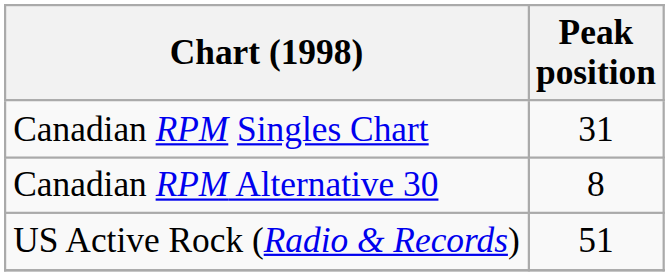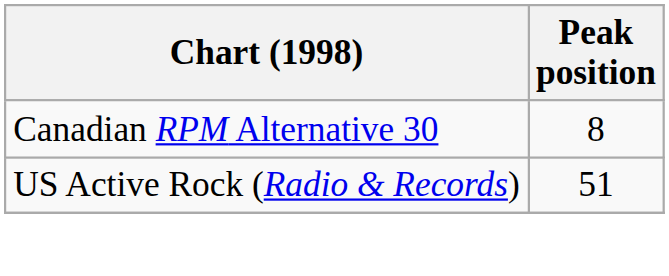- row: (221, 128)
